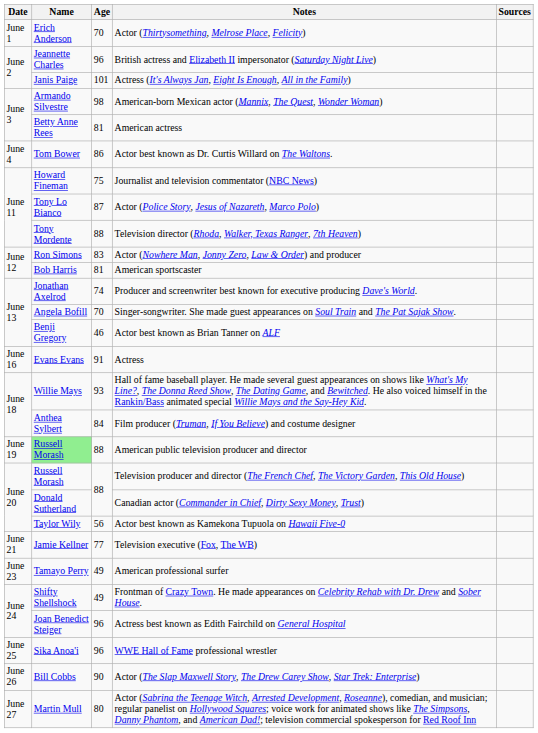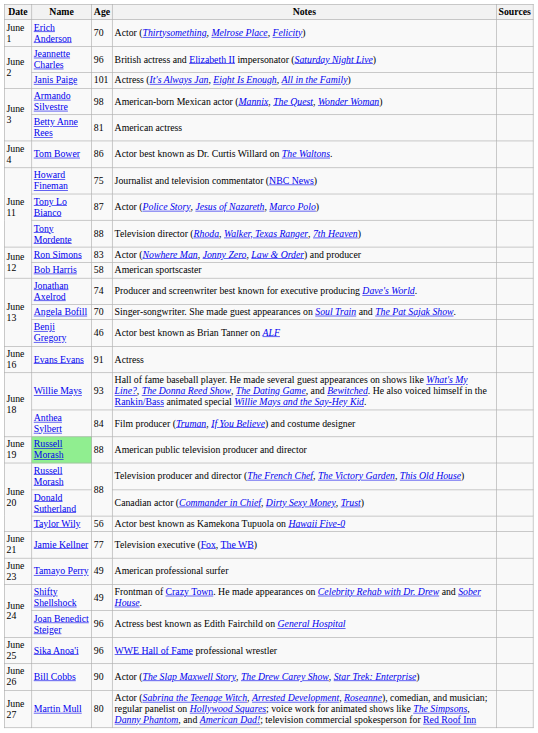(99, 270) 81 -> (99, 270) 58
